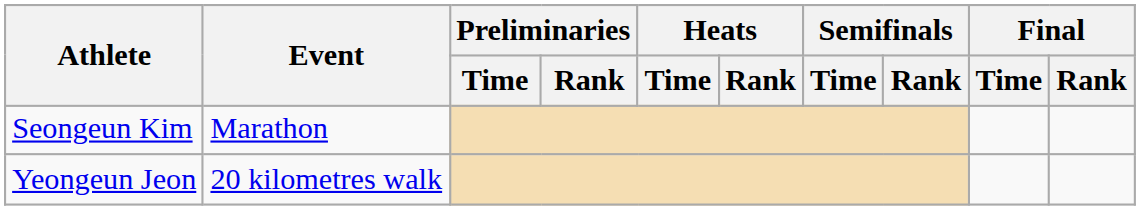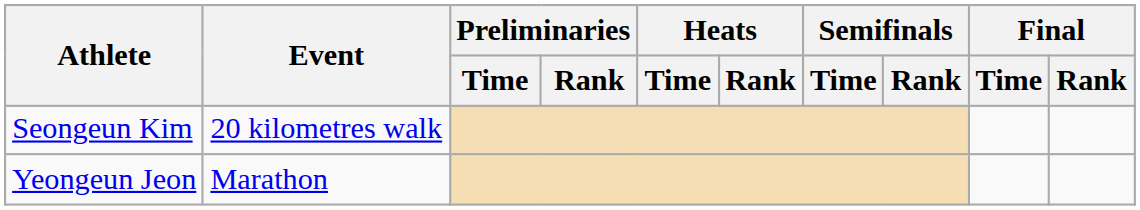(269, 129) Marathon -> (326, 129) 20 kilometres walk
(326, 179) 20 kilometres walk -> (269, 179) Marathon
